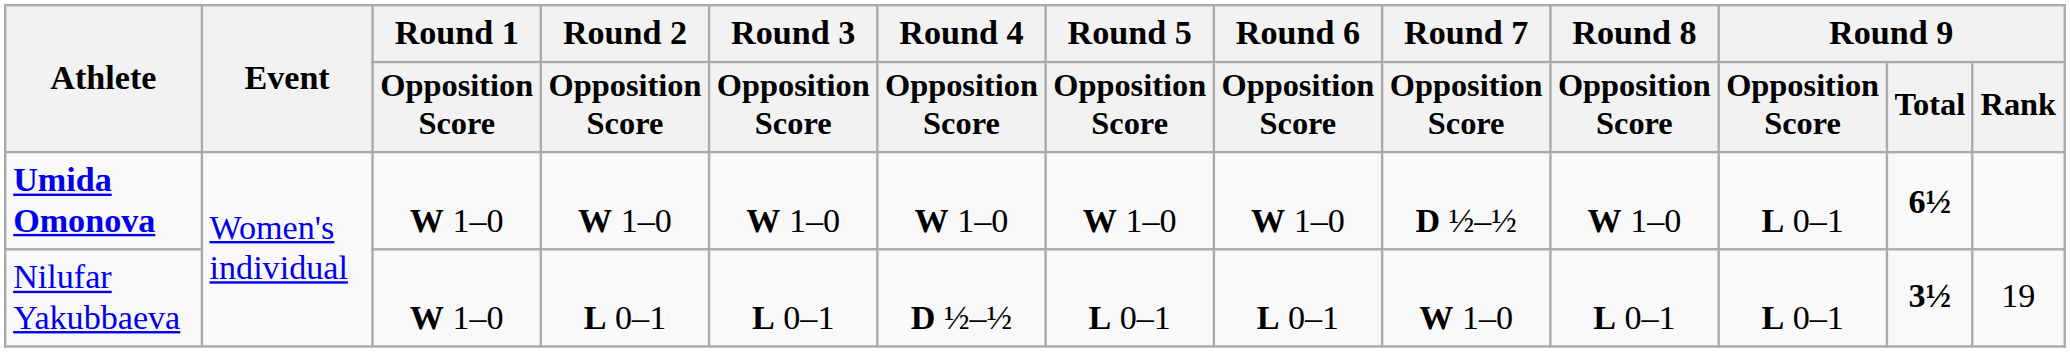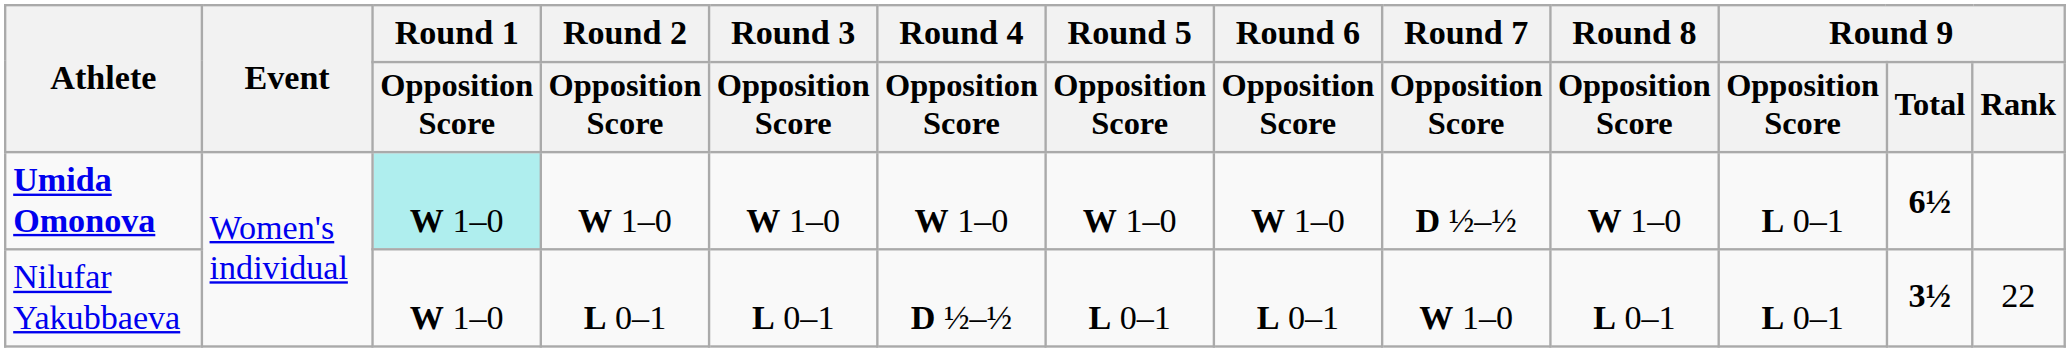(457, 220) no background -> (457, 220) paleturquoise background
(2018, 297) 19 -> (2018, 297) 22
